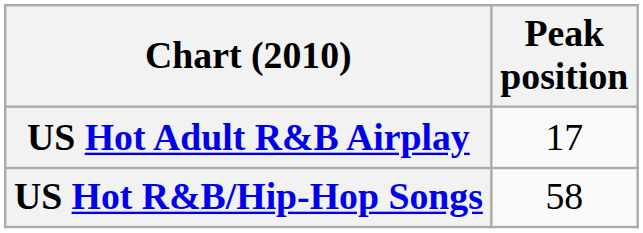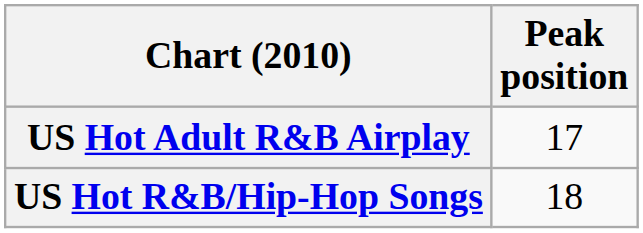(564, 196) 58 -> (564, 196) 18
